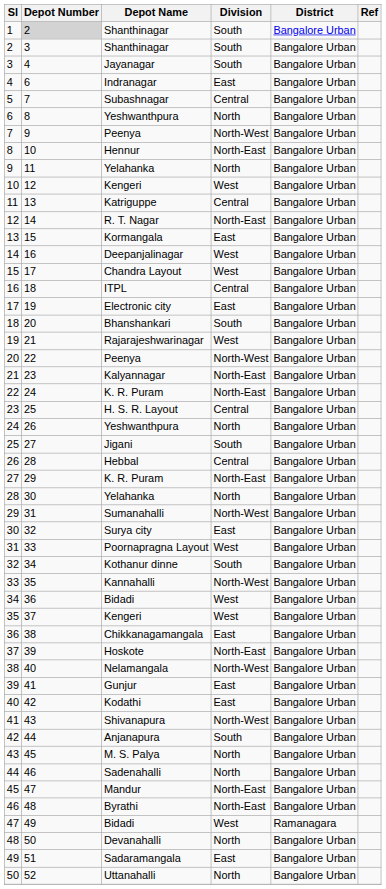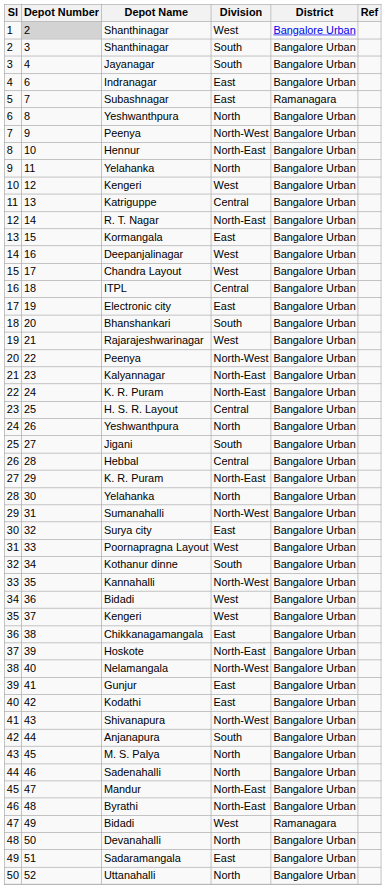(228, 30) South -> (226, 30) West
(231, 99) Central -> (224, 99) East
(315, 99) Bangalore Urban -> (305, 99) Ramanagara
